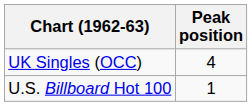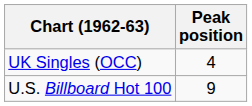(211, 88) 1 -> (211, 88) 9
